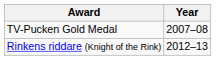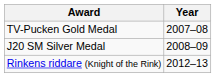+ row: (56, 47)
